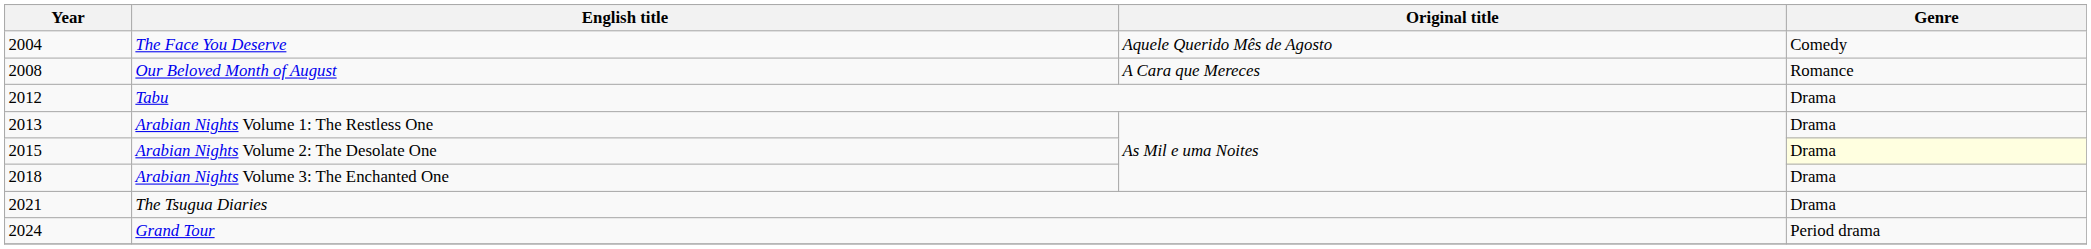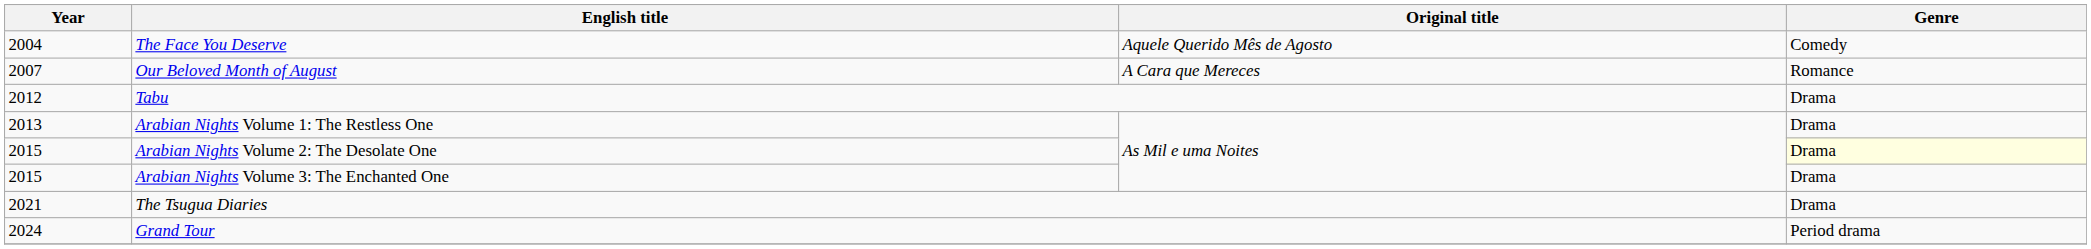(25, 71) 2008 -> (25, 71) 2007
(25, 177) 2018 -> (25, 177) 2015
